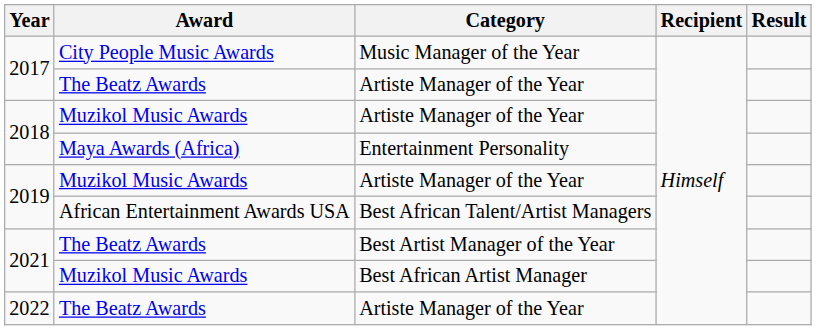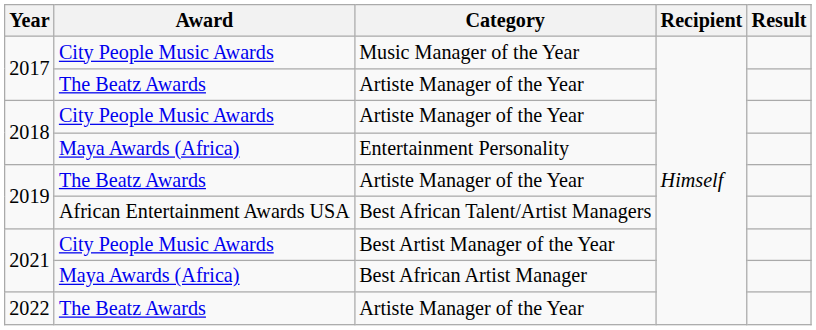(153, 116) Muzikol Music Awards -> (166, 116) City People Music Awards
(153, 180) Muzikol Music Awards -> (132, 180) The Beatz Awards
(132, 244) The Beatz Awards -> (166, 244) City People Music Awards
(153, 276) Muzikol Music Awards -> (149, 276) Maya Awards (Africa)
